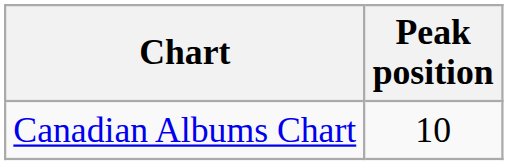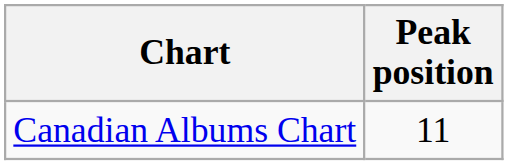(433, 129) 10 -> (433, 129) 11
